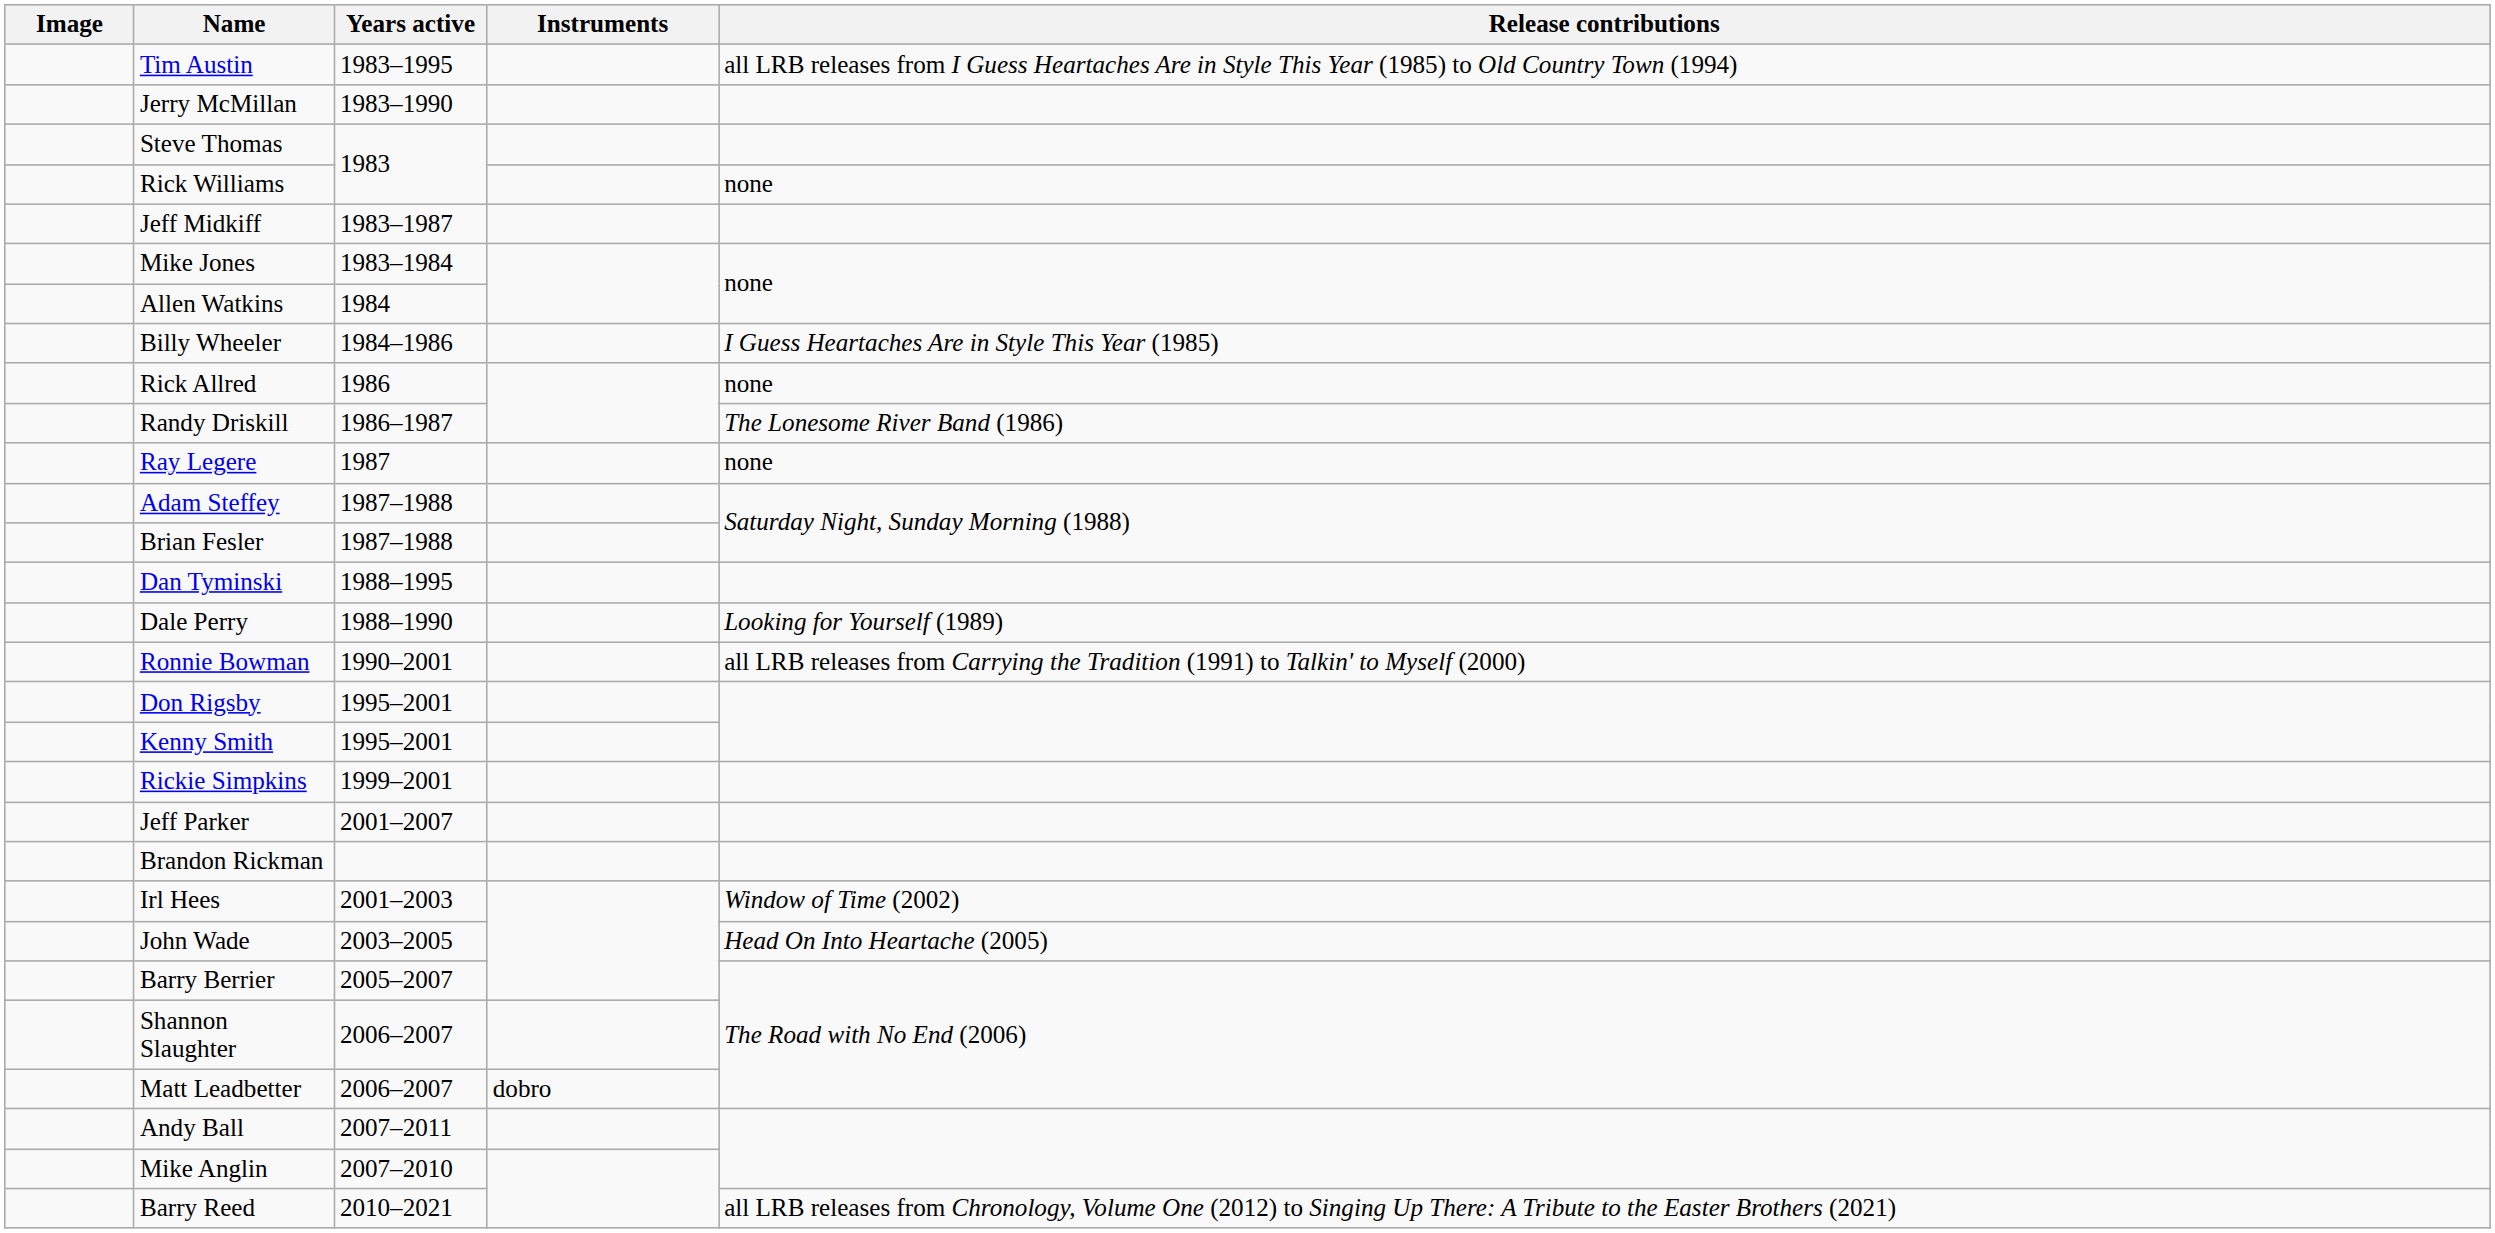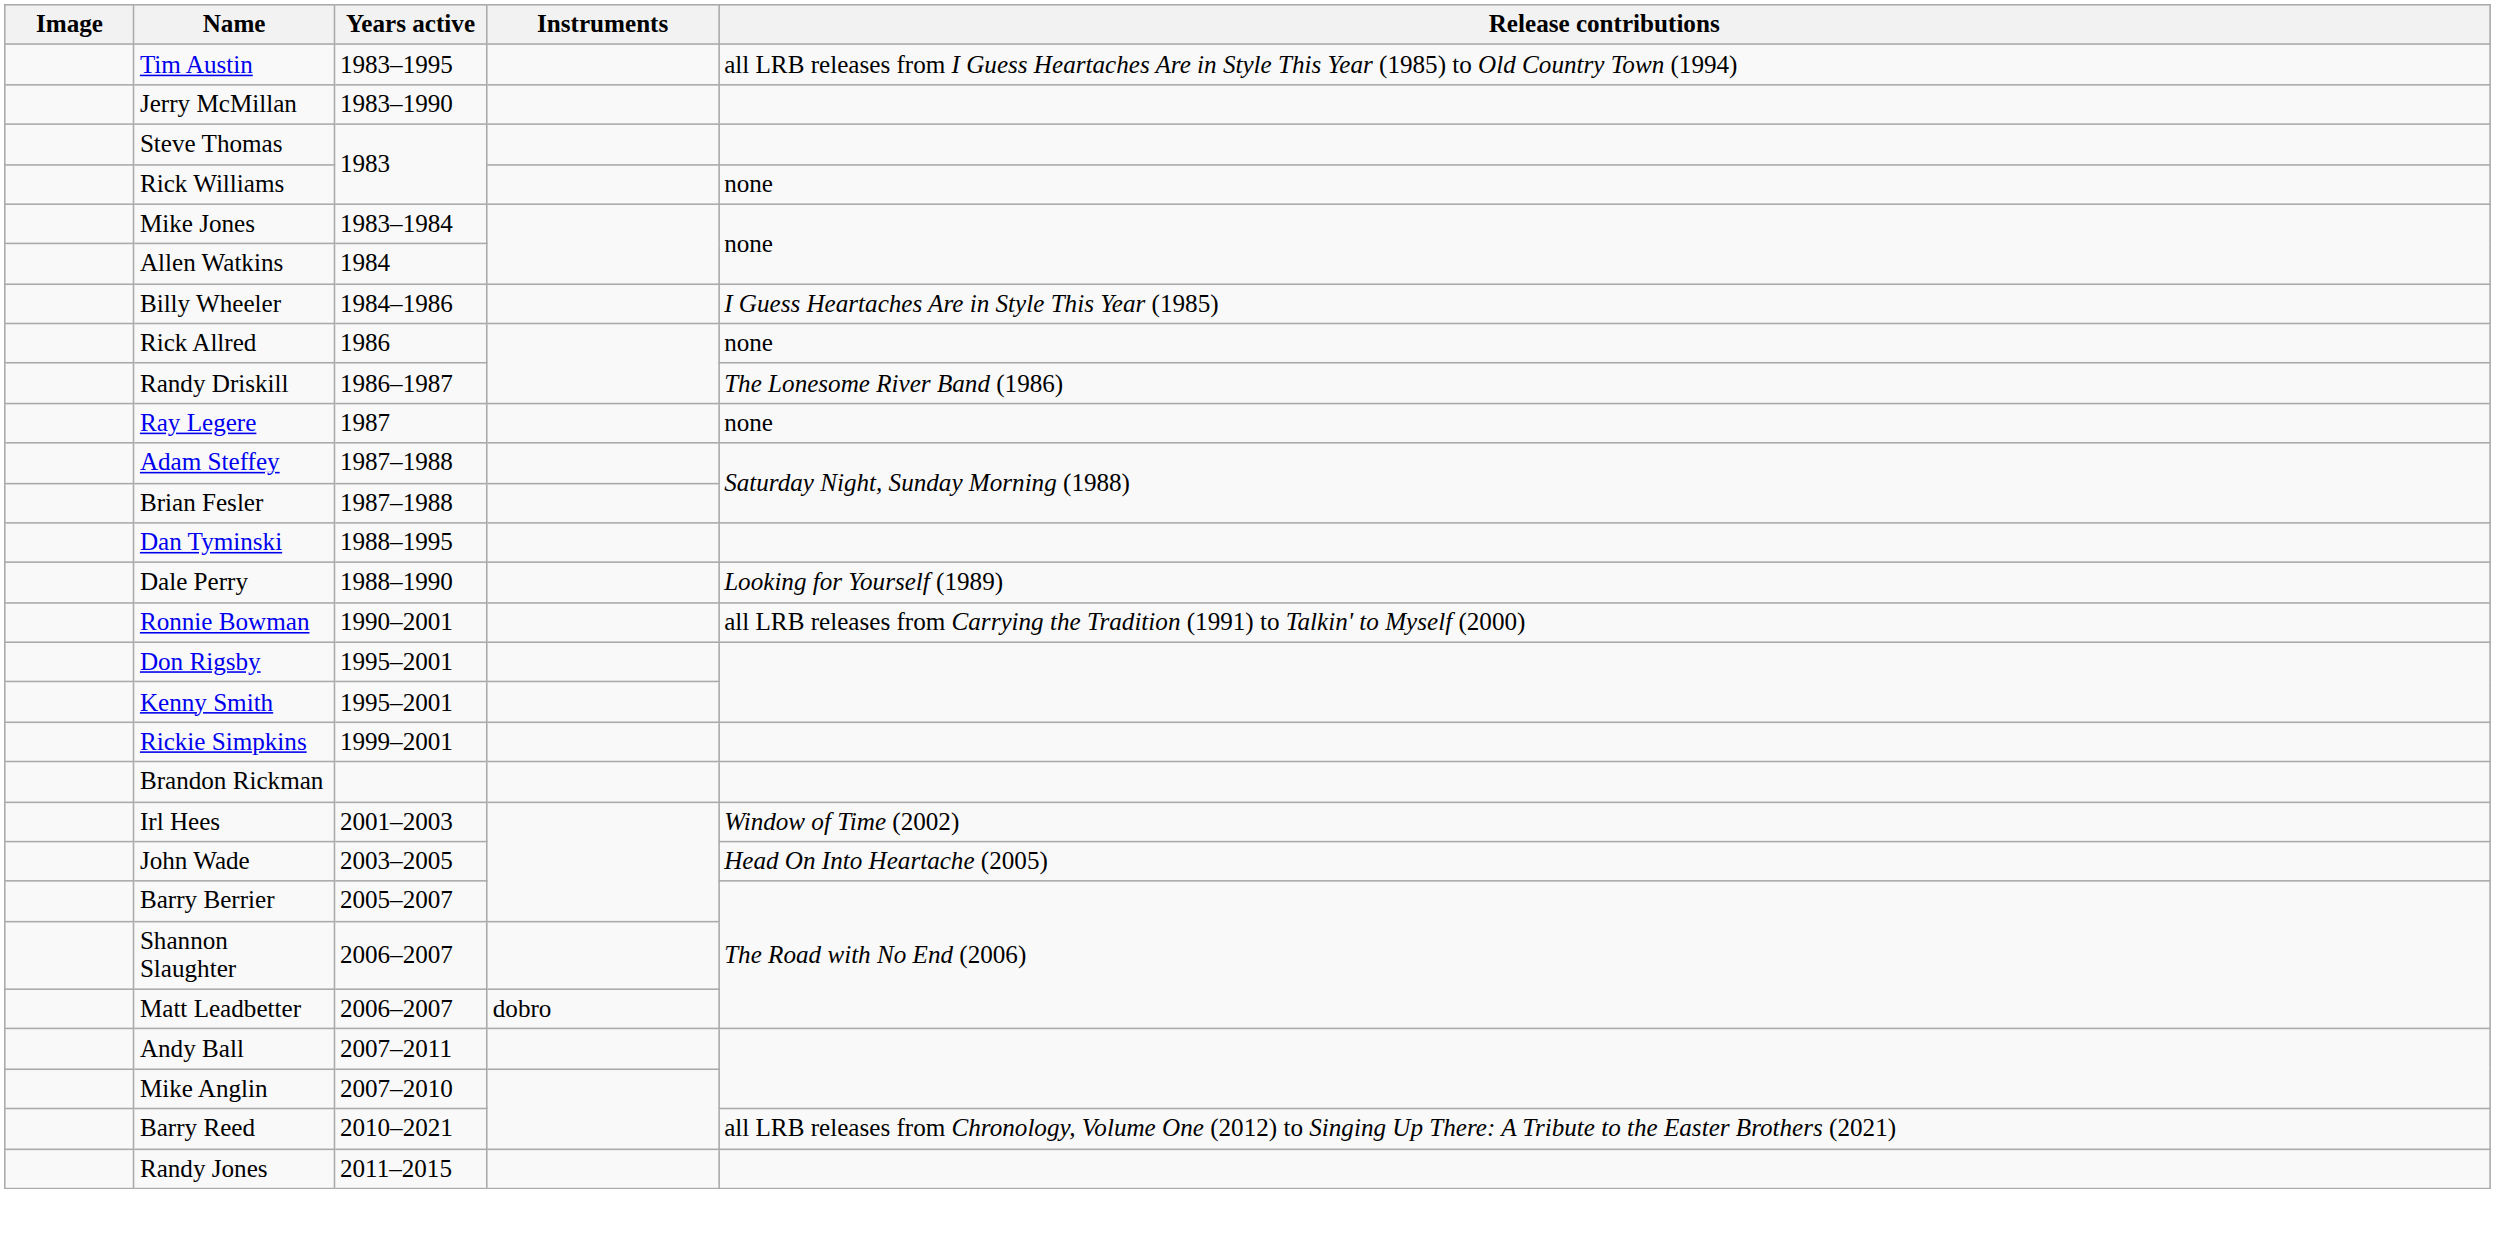- row: (200, 223)
- row: (194, 821)
+ row: (204, 1168)
